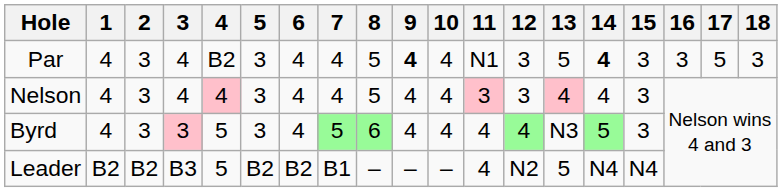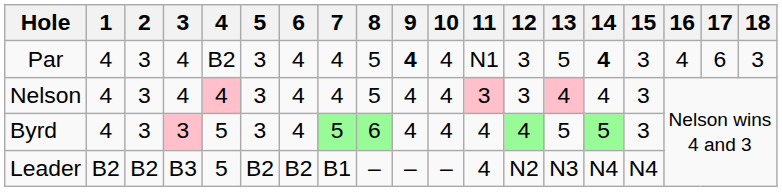(682, 58) 3 -> (682, 58) 4
(720, 58) 5 -> (720, 58) 6
(564, 131) N3 -> (564, 131) 5
(564, 167) 5 -> (564, 167) N3
